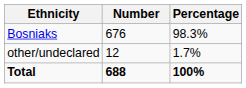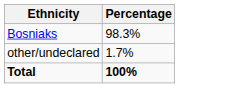- column: (136, 14)
